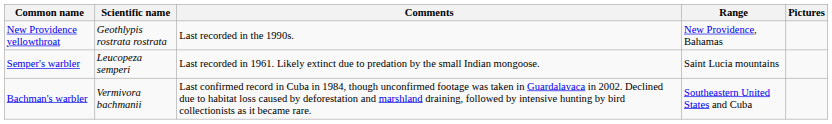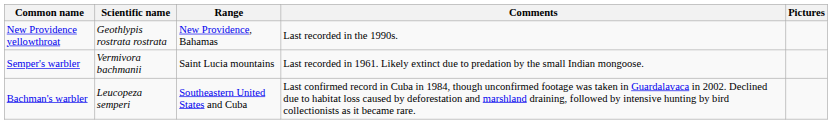columns swapped: (734, 12) <-> (429, 12)
(119, 64) Leucopeza semperi -> (119, 64) Vermivora bachmanii
(119, 98) Vermivora bachmanii -> (119, 98) Leucopeza semperi
